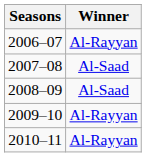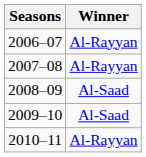(104, 66) Al-Saad -> (104, 66) Al-Rayyan
(104, 115) Al-Rayyan -> (104, 115) Al-Saad
